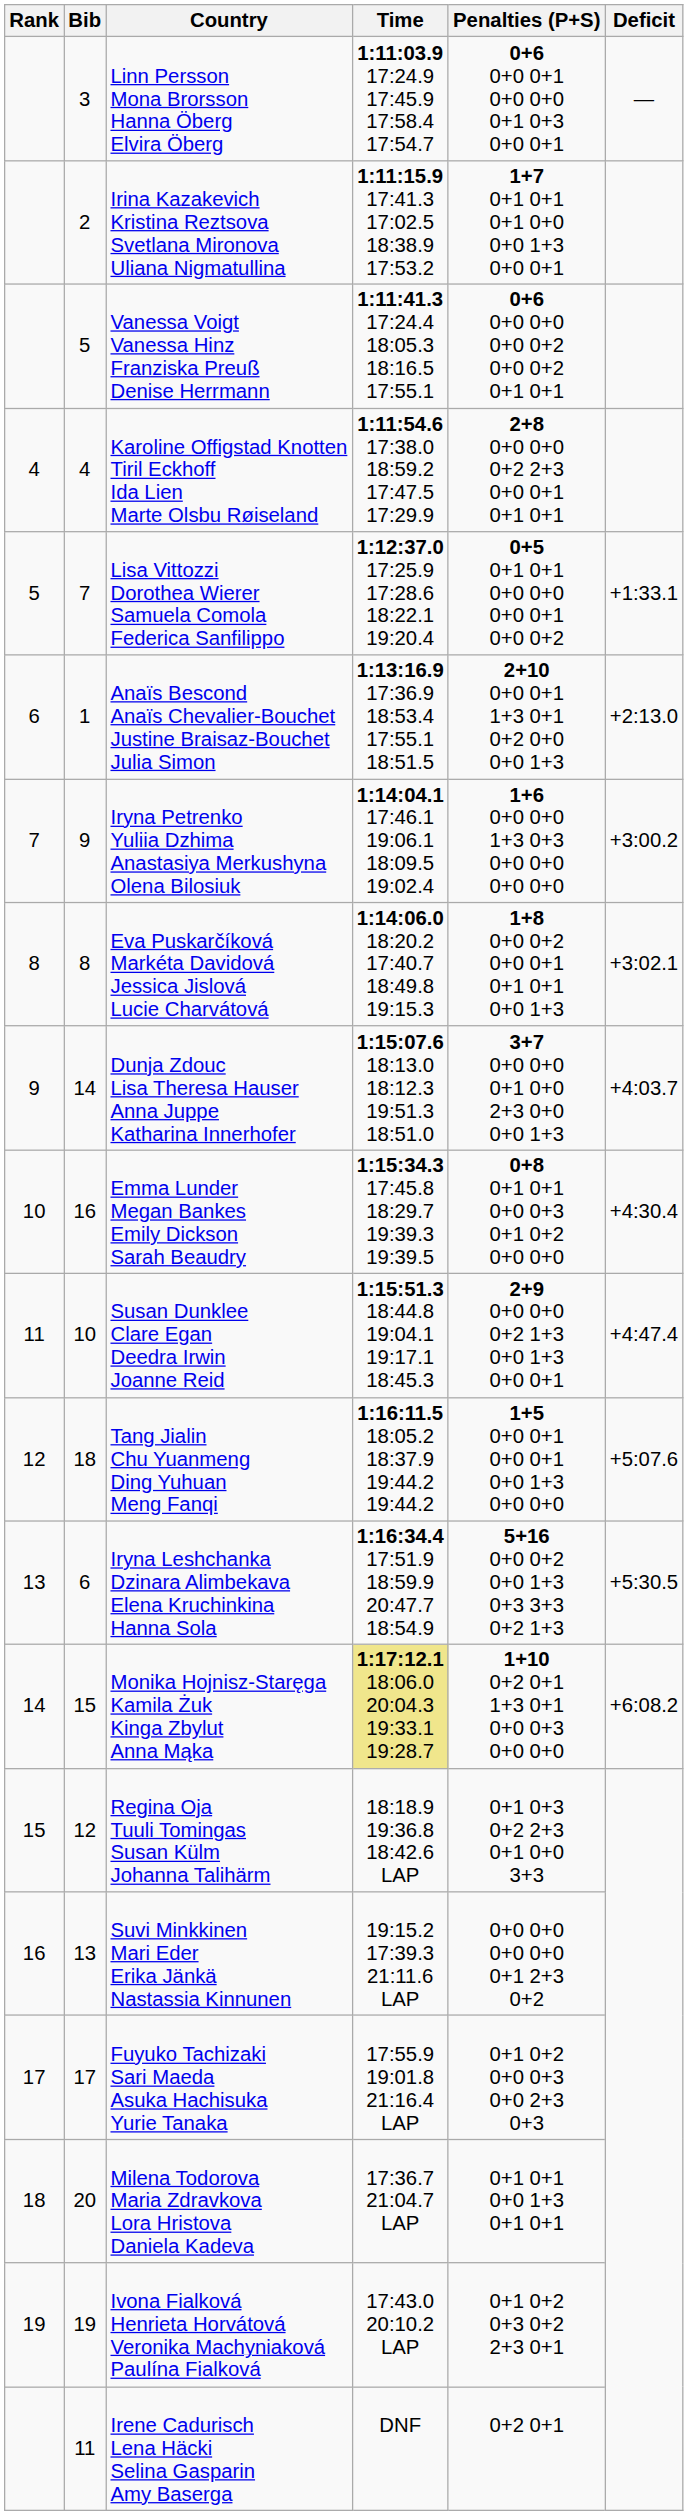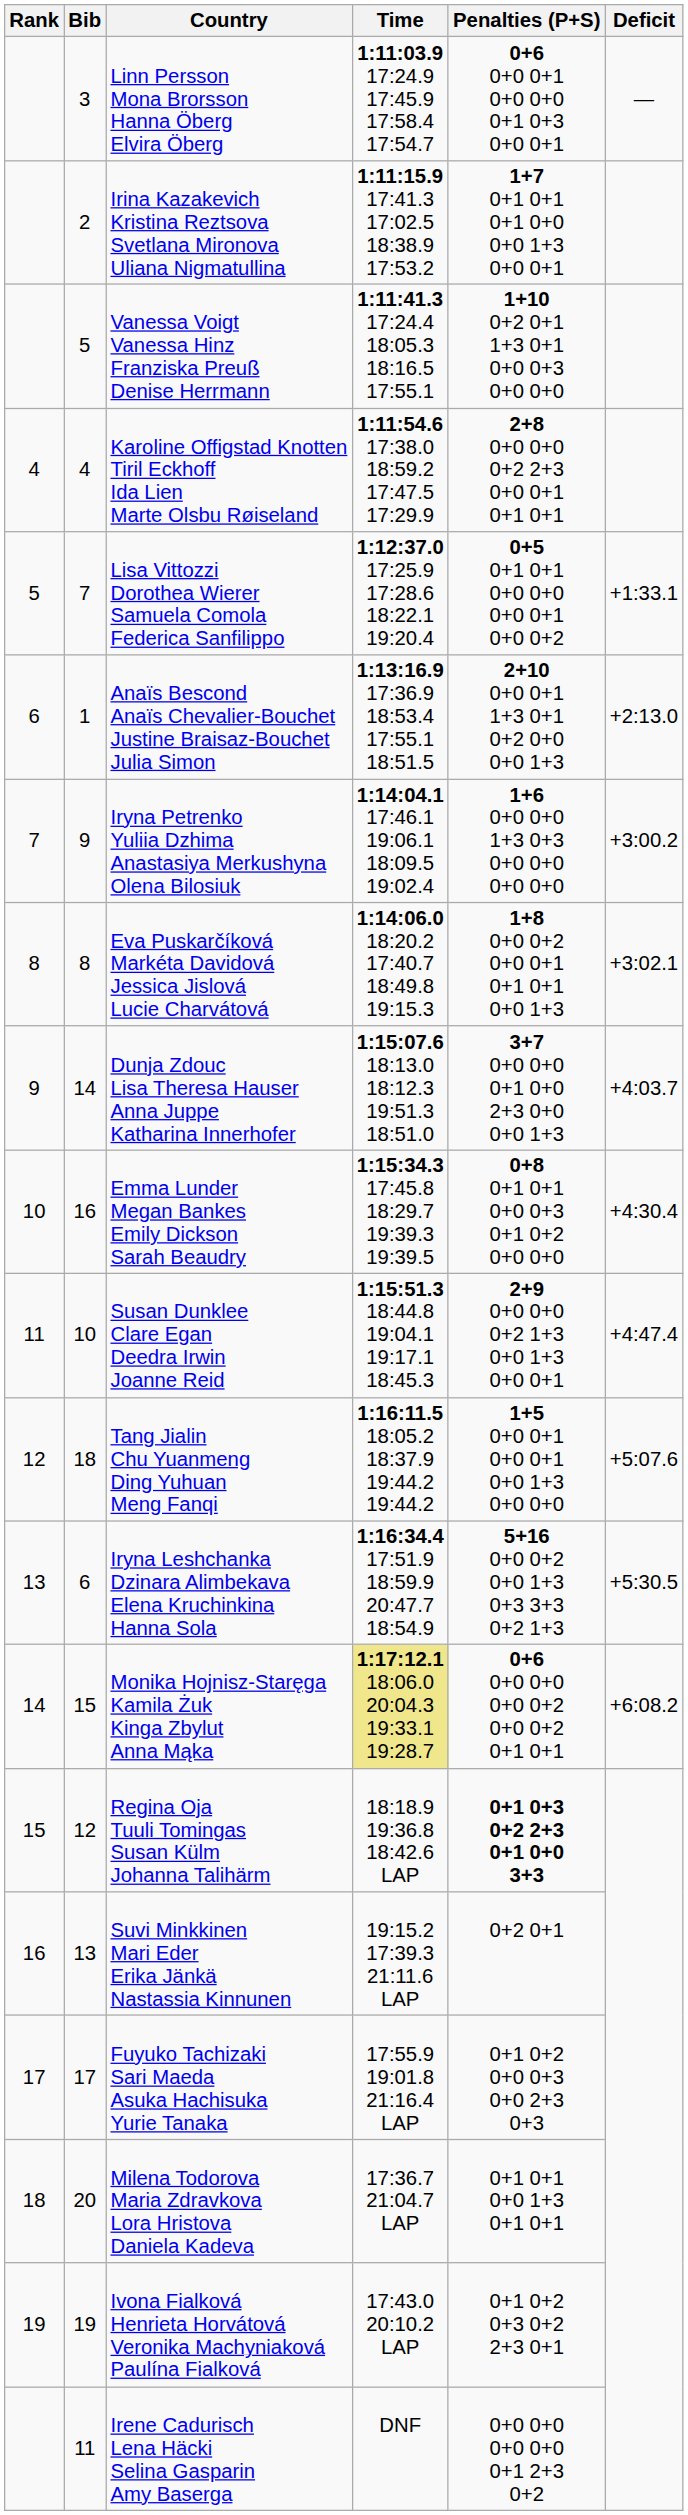(527, 345) 0+6 0+0 0+0 0+0 0+2 0+0 0+2 0+1 0+1 -> (527, 345) 1+10 0+2 0+1 1+3 0+1 0+0 0+3 0+0 0+0
(527, 1706) 1+10 0+2 0+1 1+3 0+1 0+0 0+3 0+0 0+0 -> (527, 1706) 0+6 0+0 0+0 0+0 0+2 0+0 0+2 0+1 0+1
(527, 1841) normal -> (527, 1841) bold
(527, 1964) 0+0 0+0 0+0 0+0 0+1 2+3 0+2 -> (527, 1930) 0+2 0+1
(527, 2425) 0+2 0+1 -> (527, 2459) 0+0 0+0 0+0 0+0 0+1 2+3 0+2
